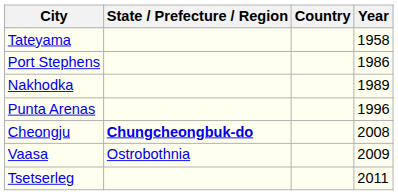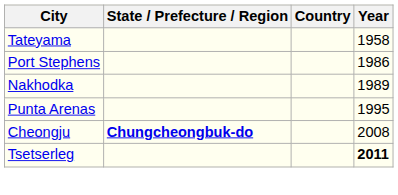(373, 108) 1996 -> (373, 108) 1995
- row: (28, 155)
(373, 178) normal -> (373, 155) bold
